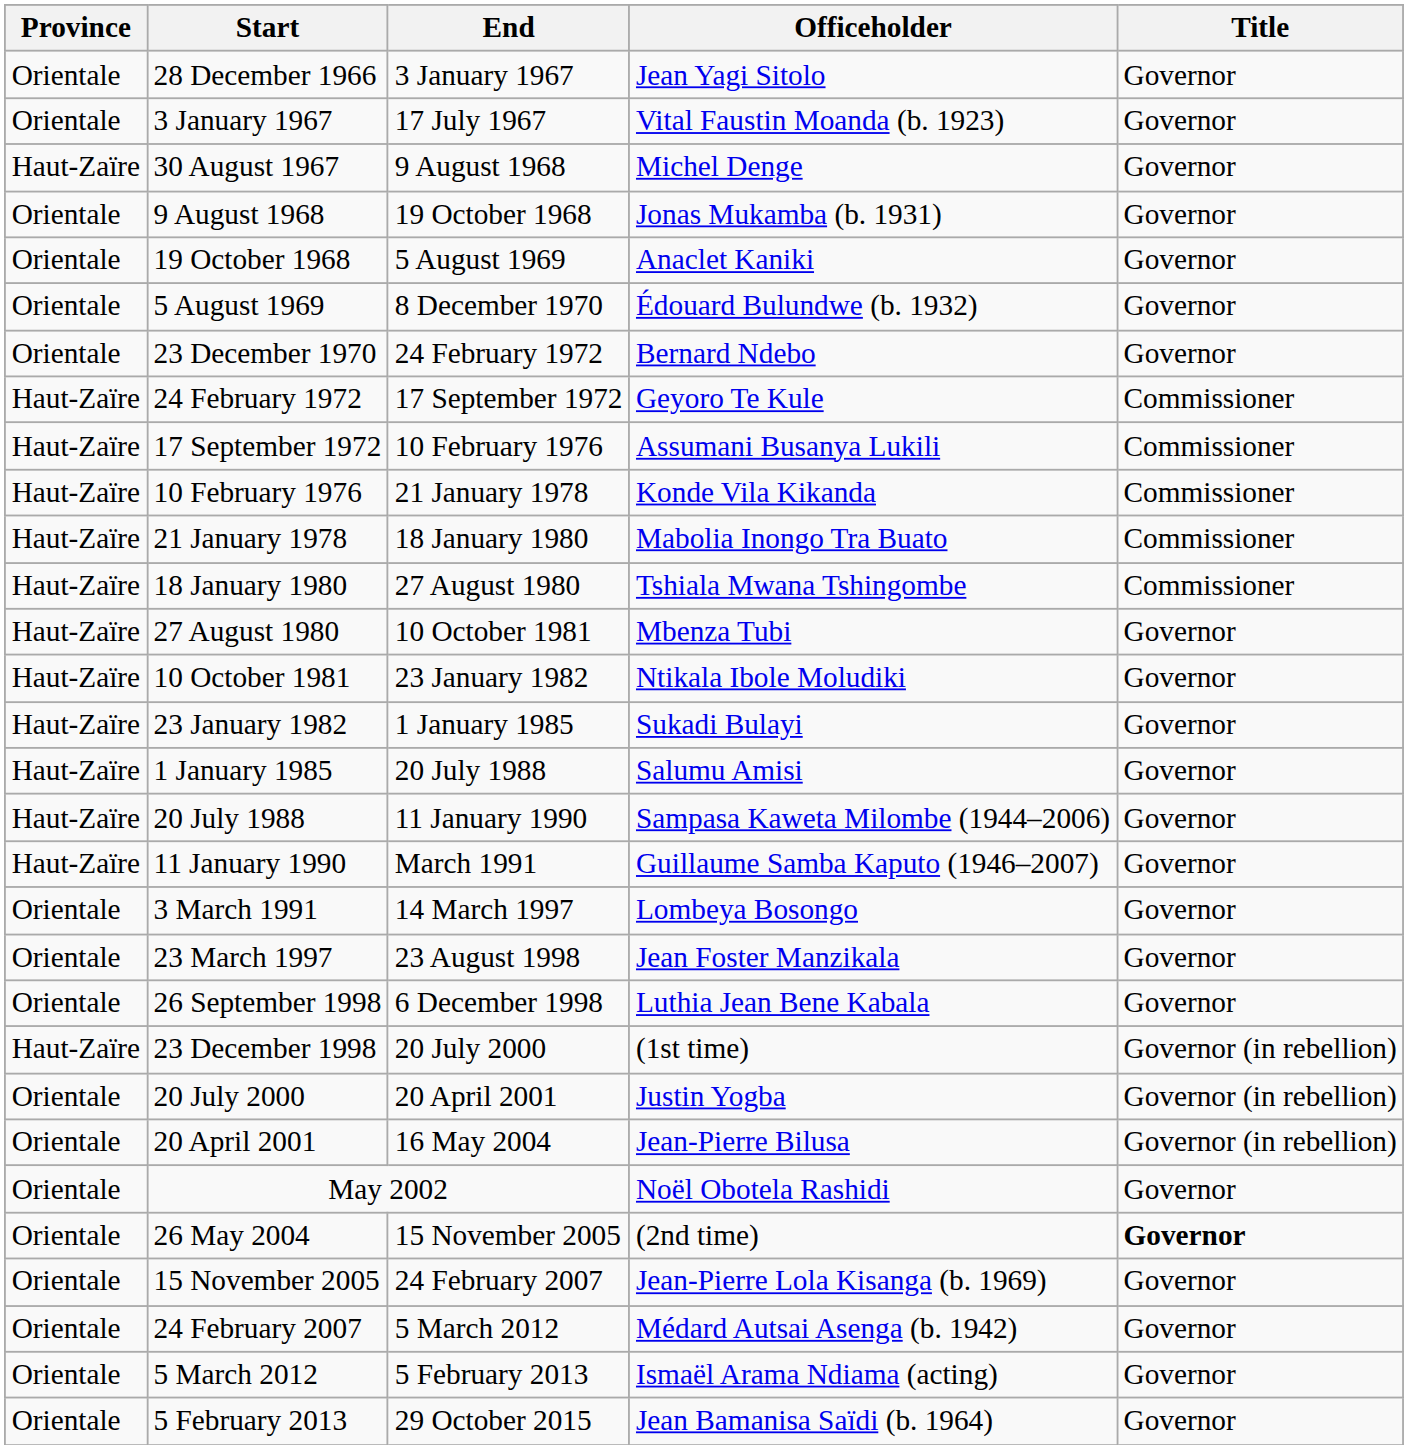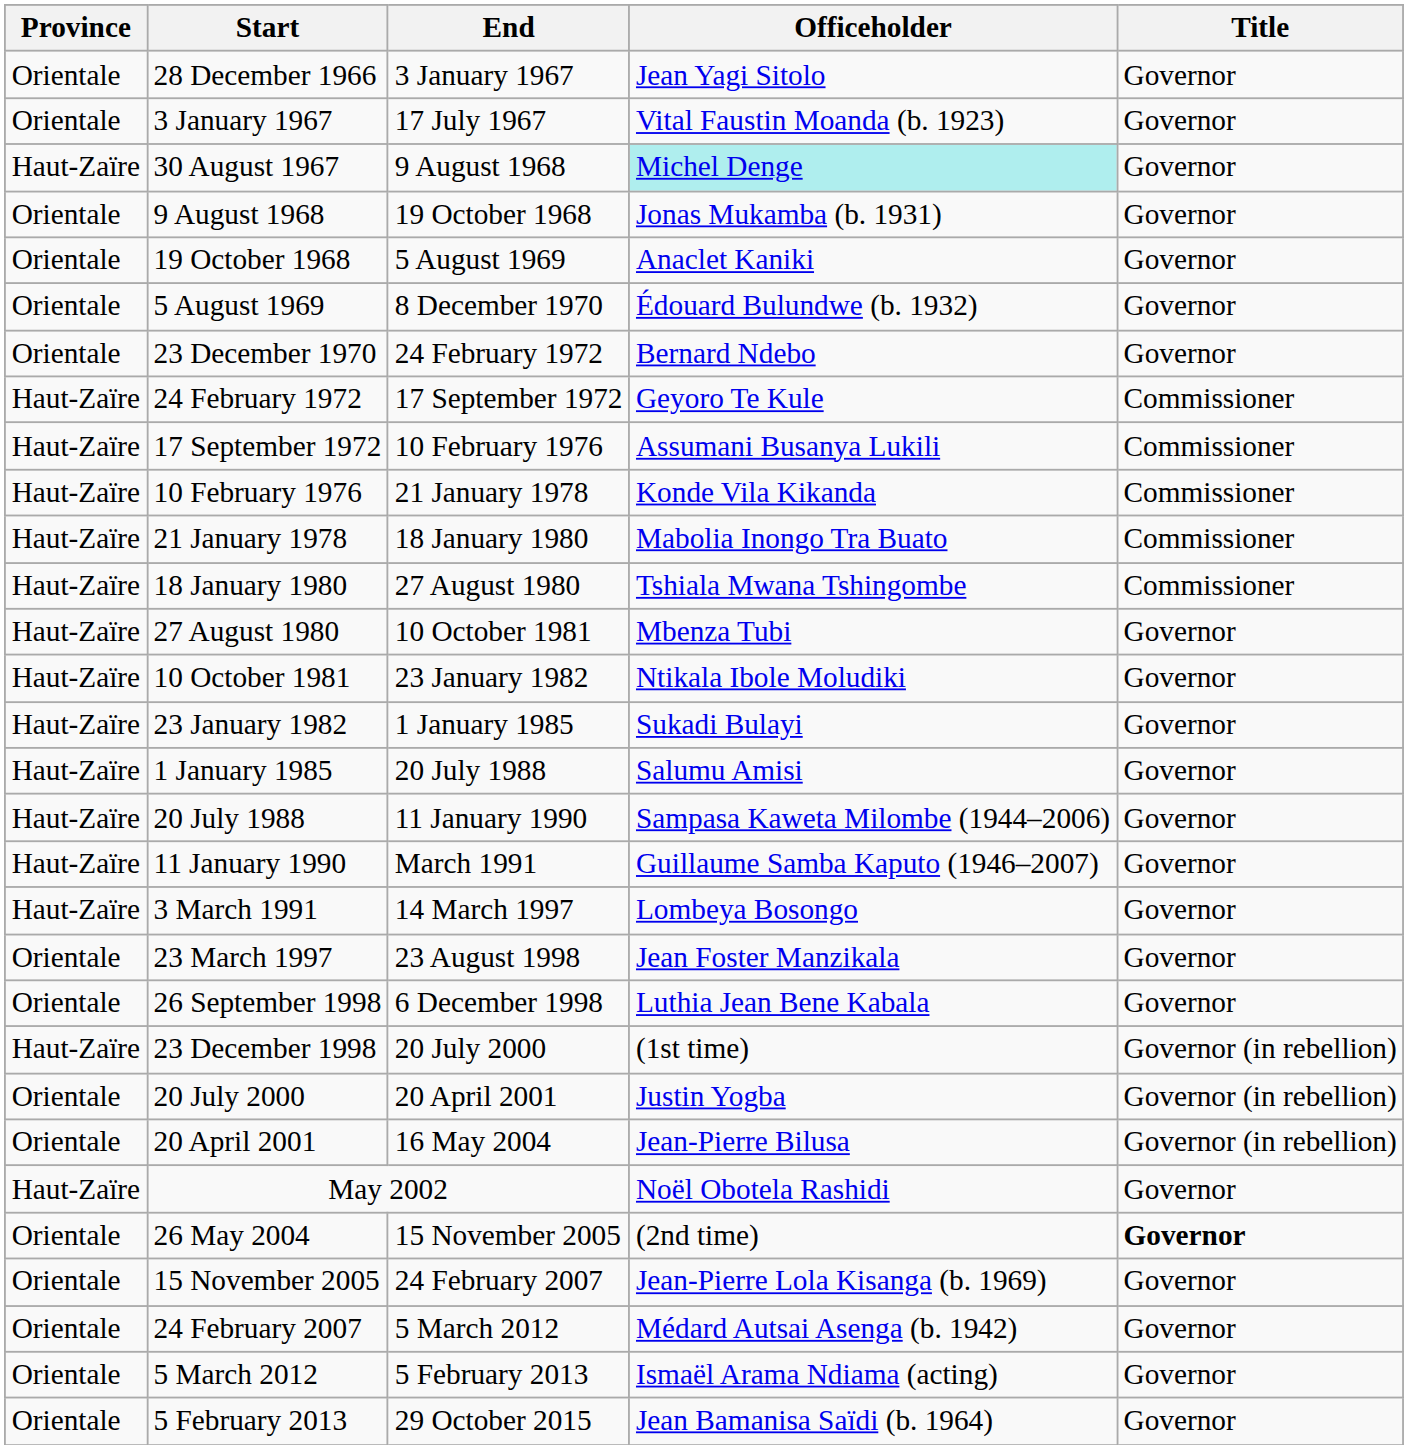(719, 167) no background -> (719, 167) paleturquoise background
(66, 910) Orientale -> (76, 910) Haut-Zaïre
(66, 1188) Orientale -> (76, 1188) Haut-Zaïre
